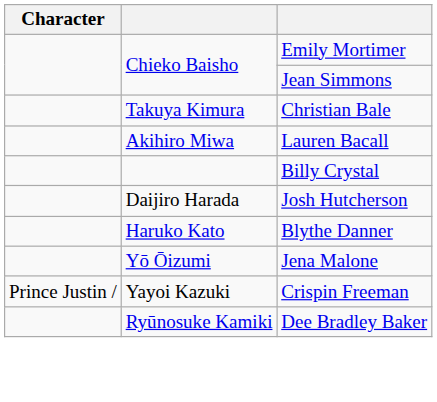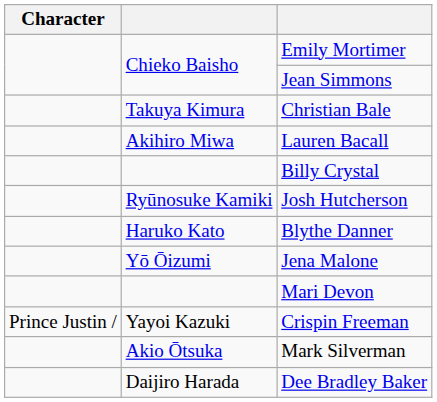(182, 200) Daijiro Harada -> (199, 200) Ryūnosuke Kamiki
+ row: (328, 291)
+ row: (343, 351)
(199, 321) Ryūnosuke Kamiki -> (182, 381) Daijiro Harada
